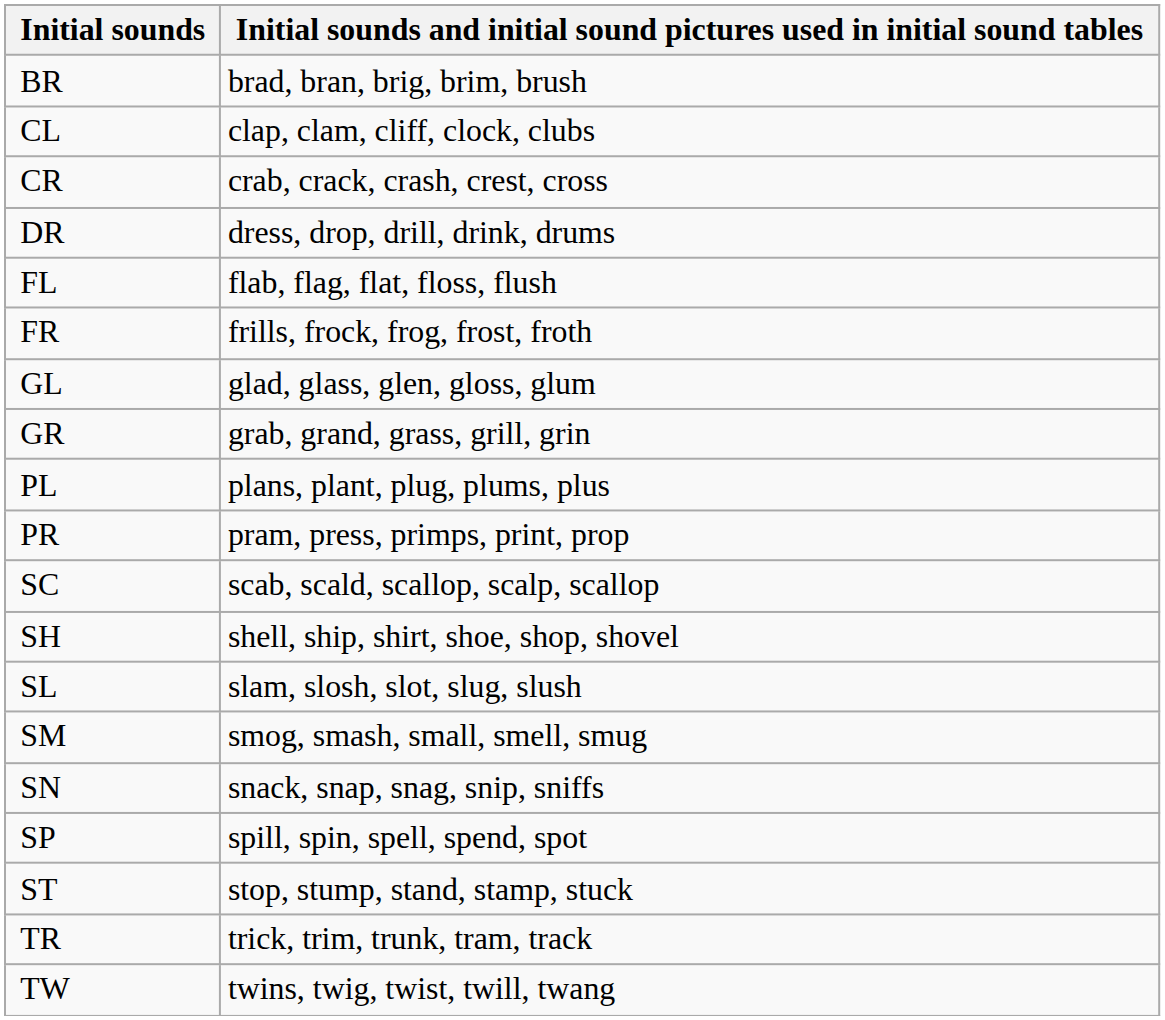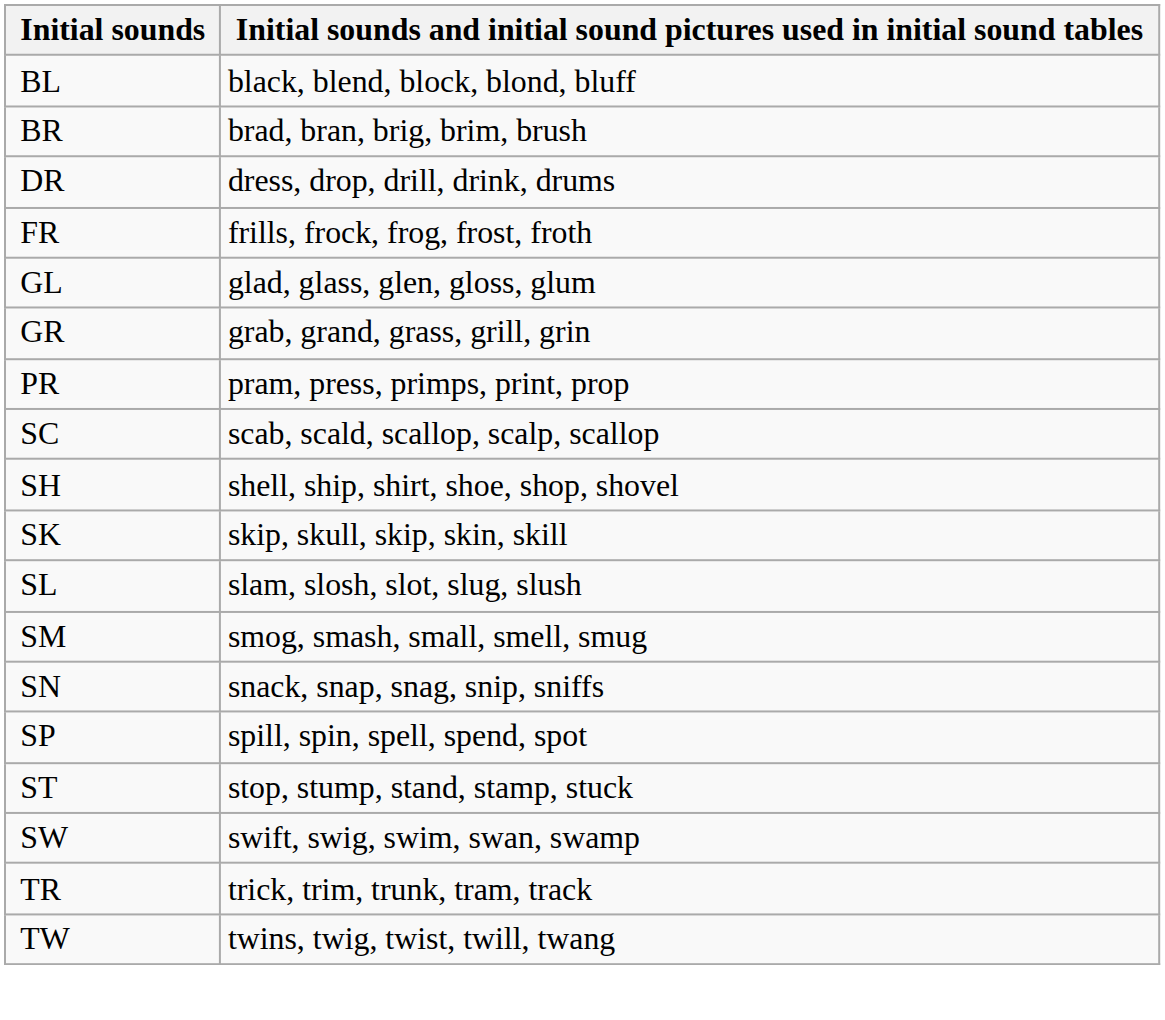+ row: (37, 80)
- row: (37, 130)
- row: (38, 181)
- row: (35, 282)
- row: (35, 484)
+ row: (37, 534)
+ row: (40, 837)
